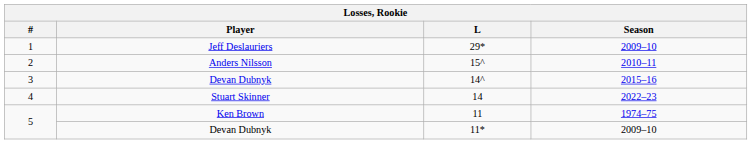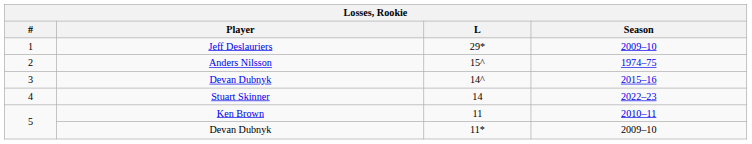(639, 63) 2010–11 -> (639, 63) 1974–75
(639, 113) 1974–75 -> (639, 113) 2010–11
